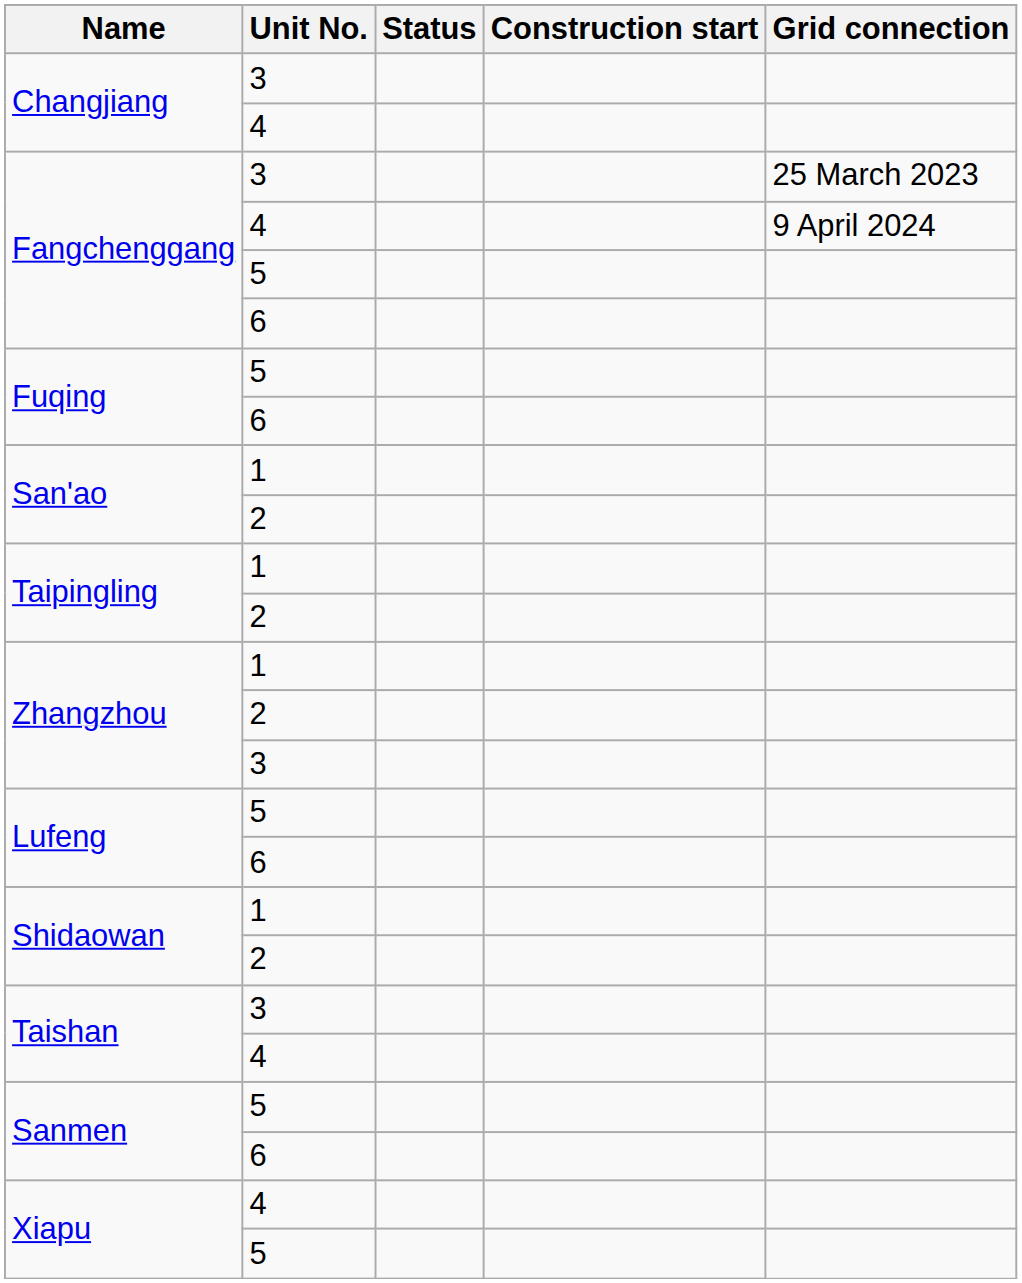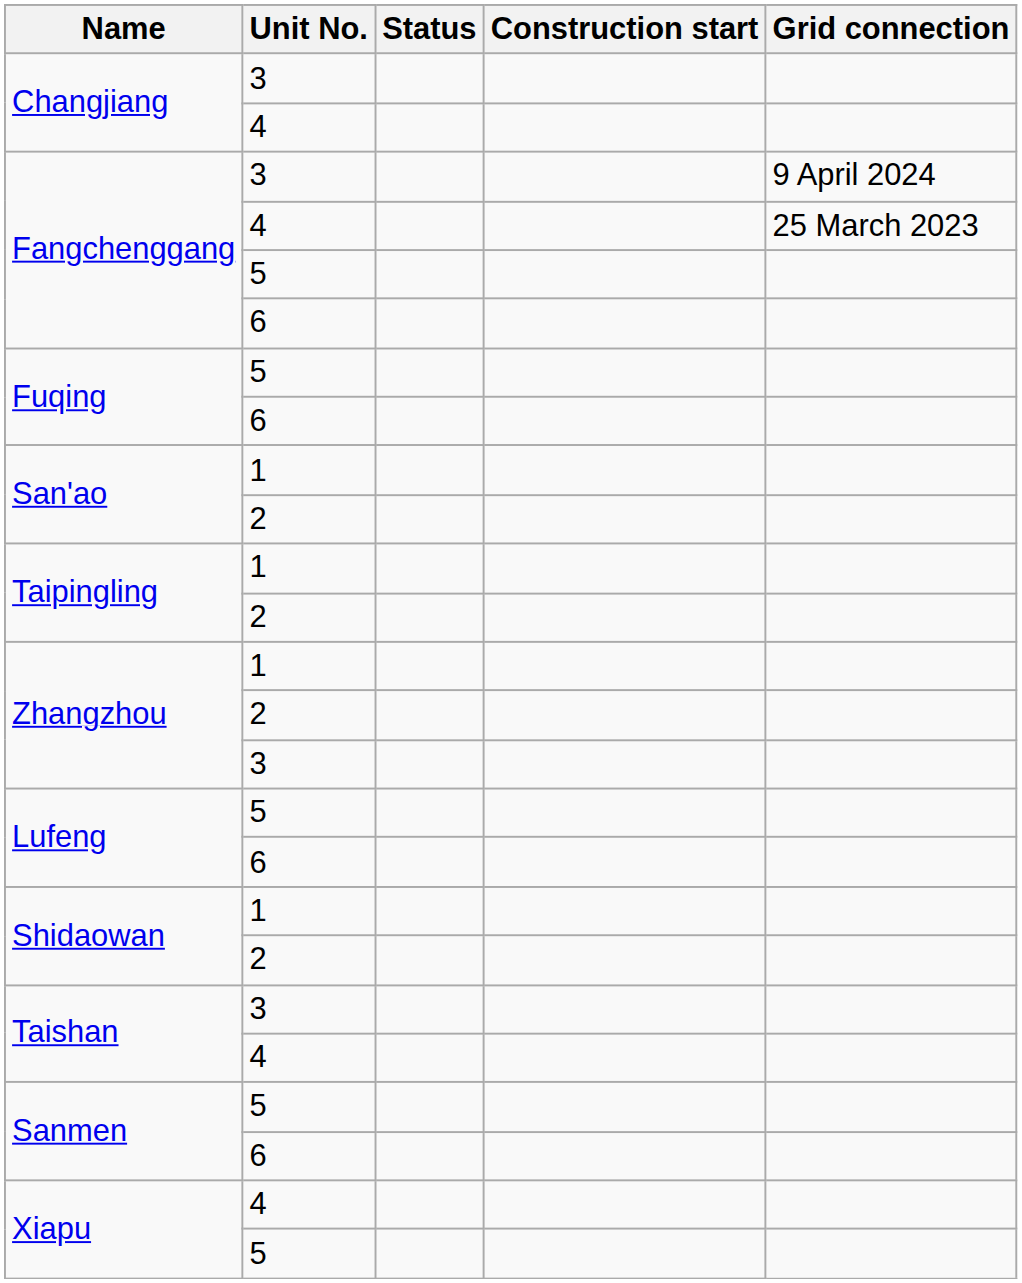(876, 175) 25 March 2023 -> (854, 175) 9 April 2024
(854, 224) 9 April 2024 -> (876, 224) 25 March 2023
